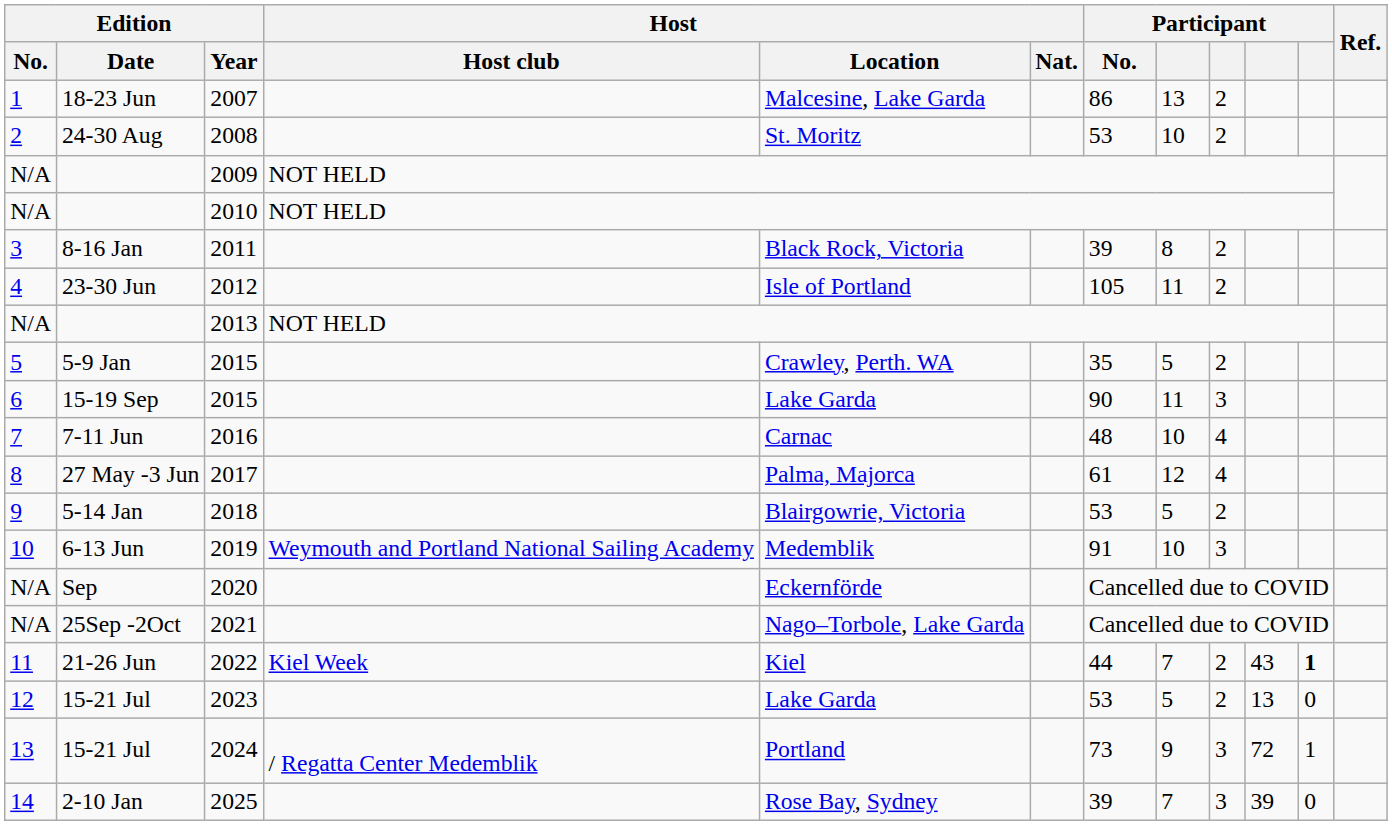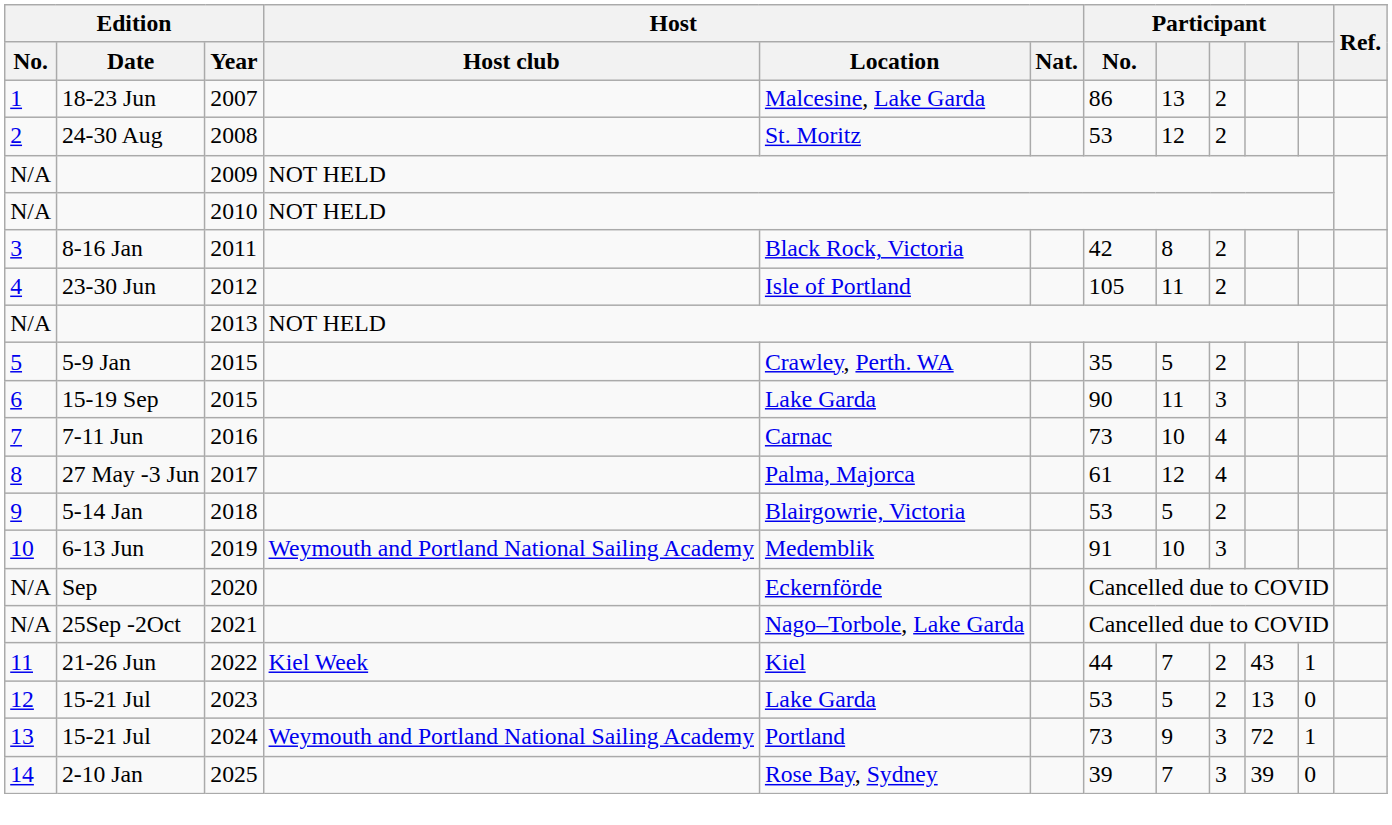(1173, 135) 10 -> (1173, 135) 12
(1101, 248) 39 -> (1101, 248) 42
(1101, 436) 48 -> (1101, 436) 73
(1310, 661) bold -> (1310, 661) normal
(403, 763) / Regatta Center Medemblik -> (511, 736) Weymouth and Portland National Sailing Academy
